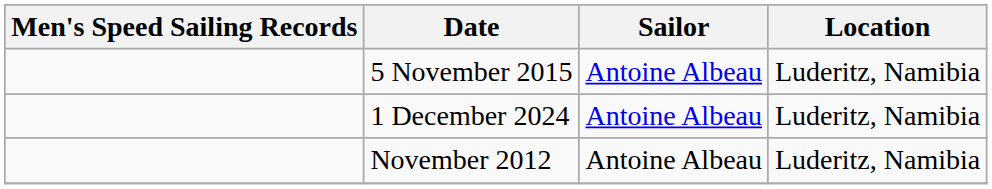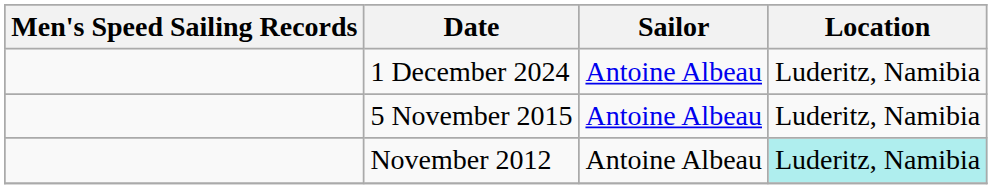rows swapped: (470, 115) <-> (471, 71)
(878, 159) no background -> (878, 159) paleturquoise background
